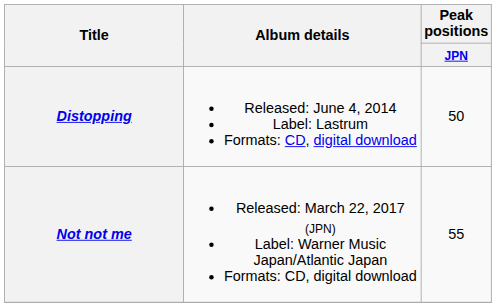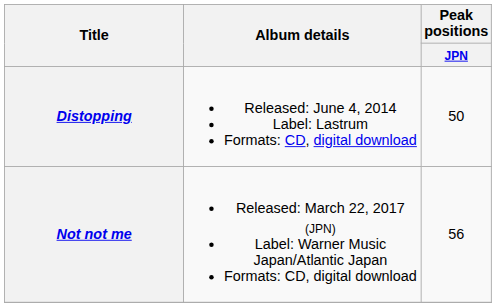(456, 234) 55 -> (456, 234) 56
